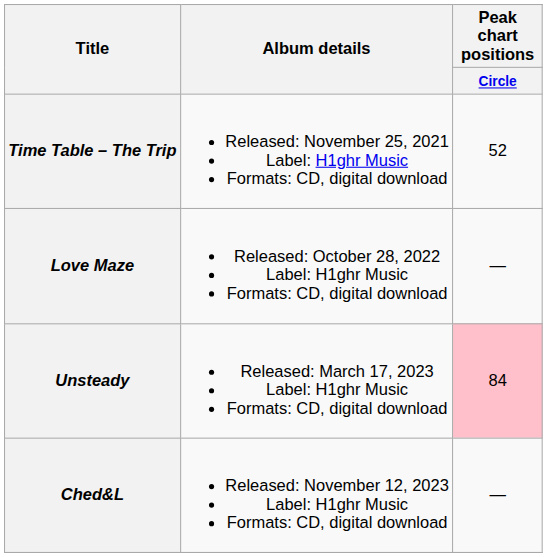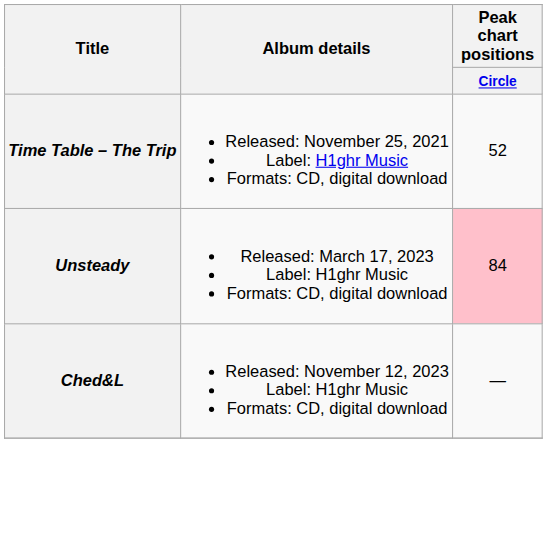- row: (92, 265)
